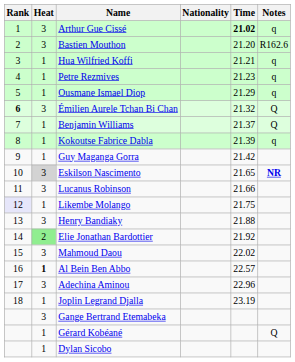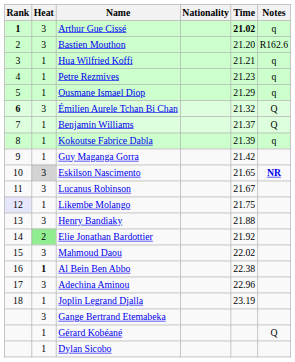(18, 28) normal -> (18, 28) bold
(244, 189) 21.66 -> (244, 189) 21.67
(244, 269) 22.57 -> (244, 269) 22.38
